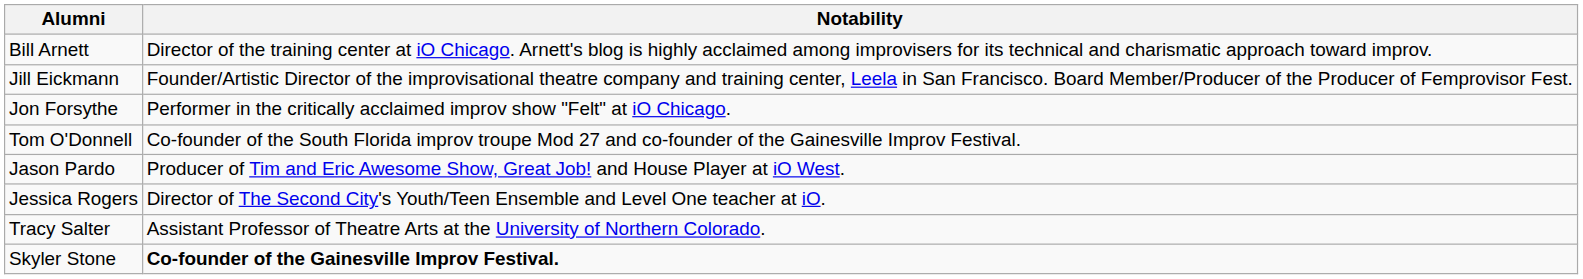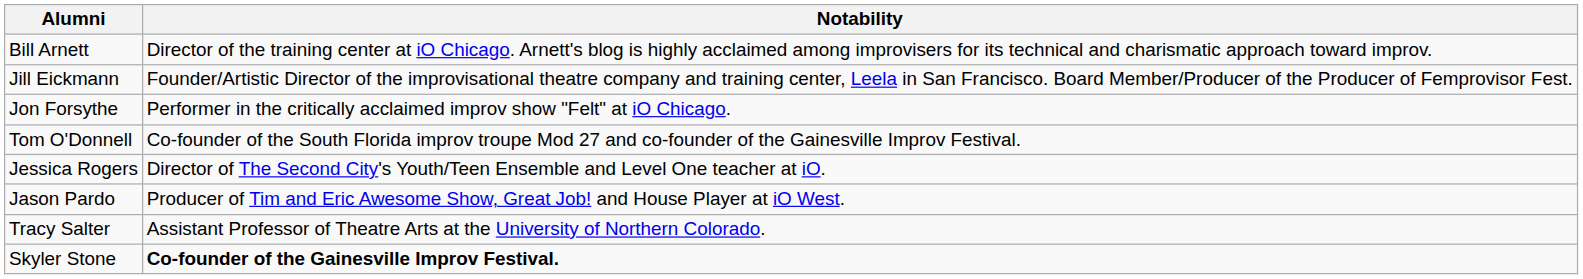rows swapped: (62, 169) <-> (73, 199)
